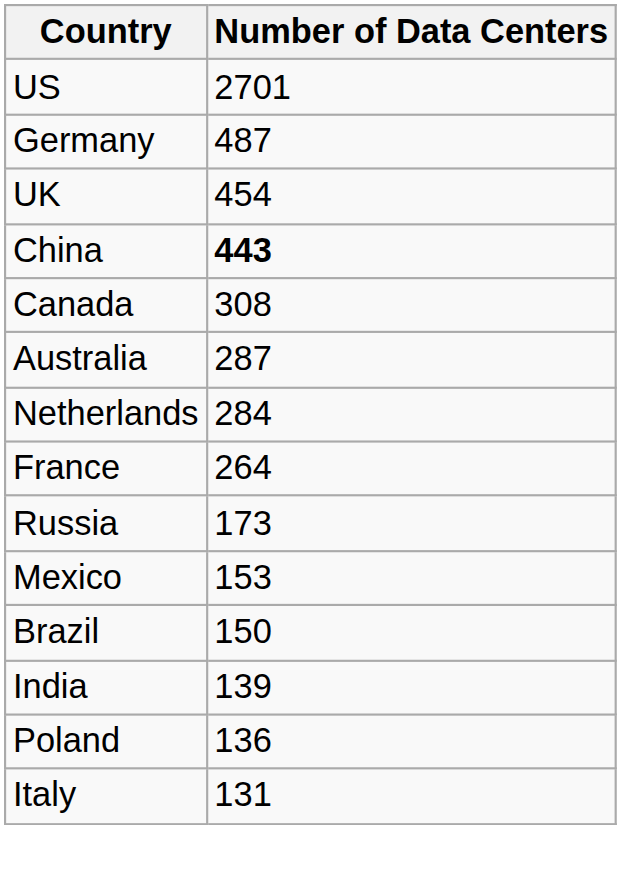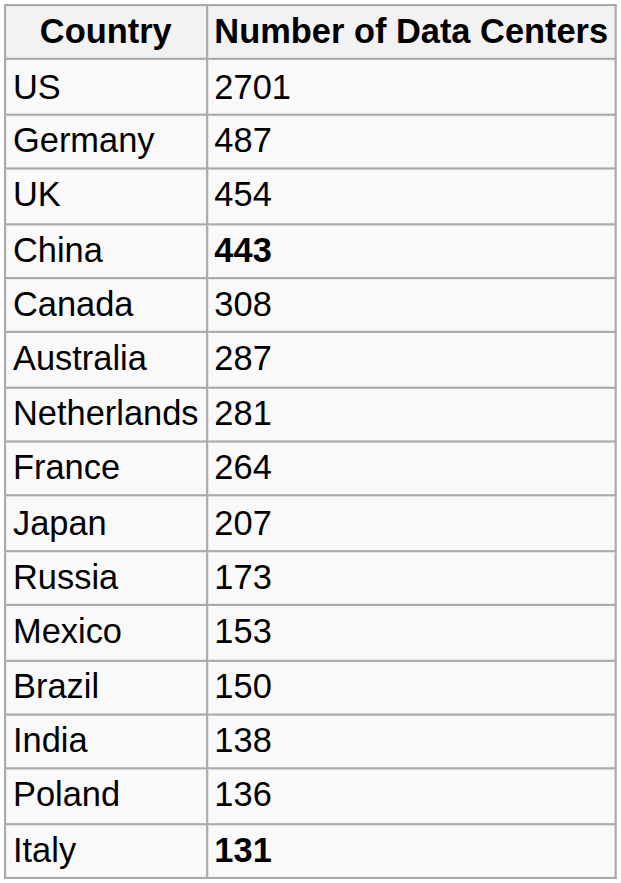(243, 413) 284 -> (243, 413) 281
+ row: (60, 522)
(243, 686) 139 -> (243, 741) 138
(243, 795) normal -> (243, 850) bold
